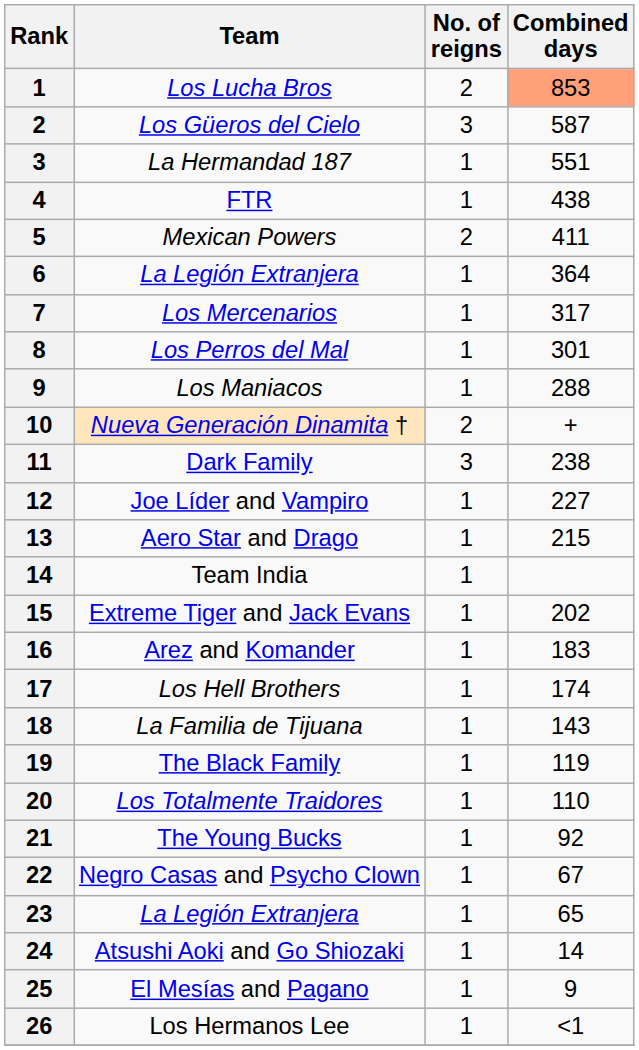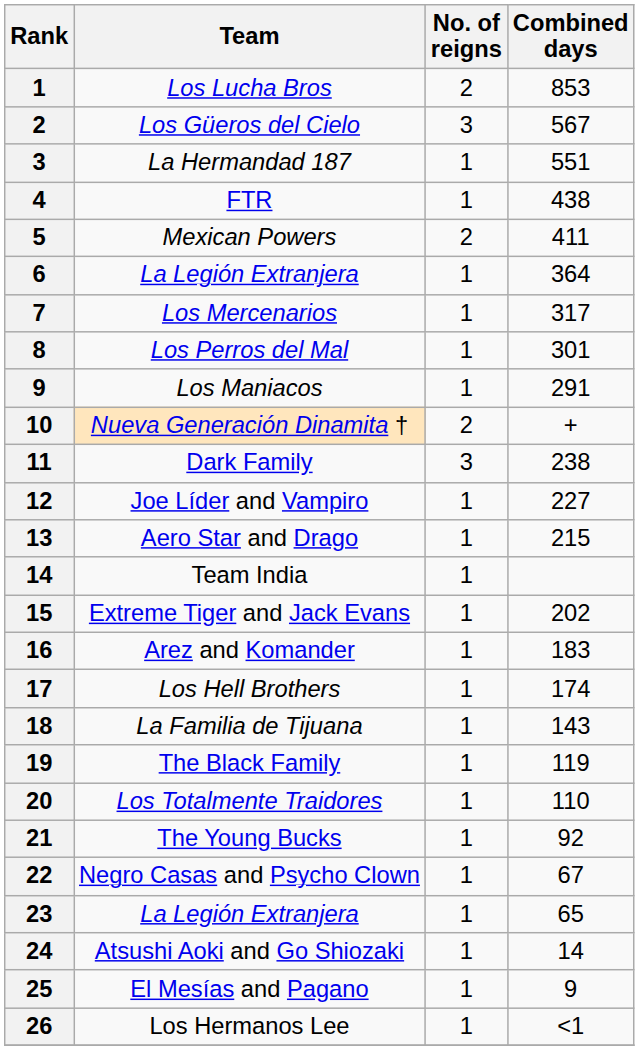(571, 87) lightsalmon background -> (571, 87) no background
(571, 125) 587 -> (571, 125) 567
(571, 387) 288 -> (571, 387) 291
